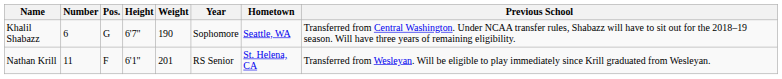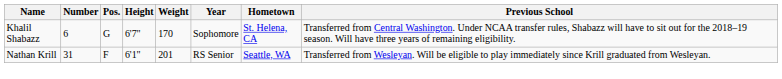(166, 33) 190 -> (166, 33) 170
(267, 33) Seattle, WA -> (265, 33) St. Helena, CA
(68, 60) 11 -> (68, 54) 31
(265, 60) St. Helena, CA -> (267, 54) Seattle, WA
